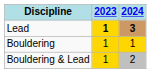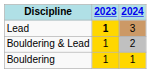(133, 28) bold -> (133, 28) normal
rows swapped: (31, 44) <-> (48, 60)
